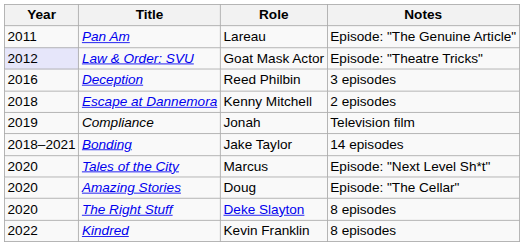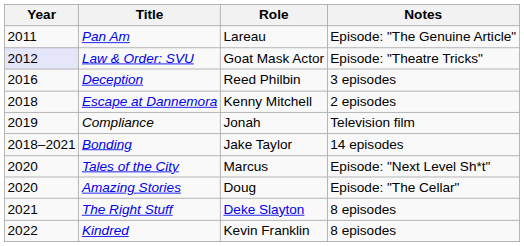(23, 209) 2020 -> (23, 209) 2021
